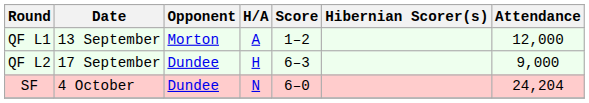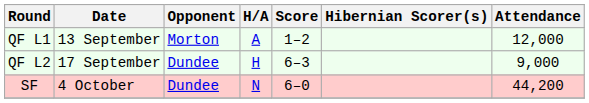(538, 86) 24,204 -> (538, 86) 44,200
